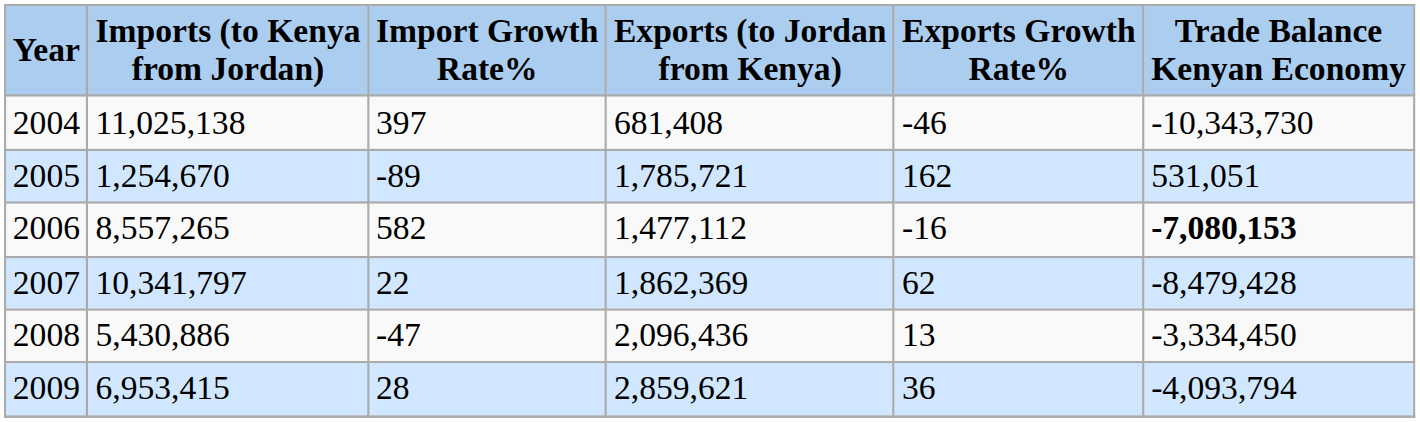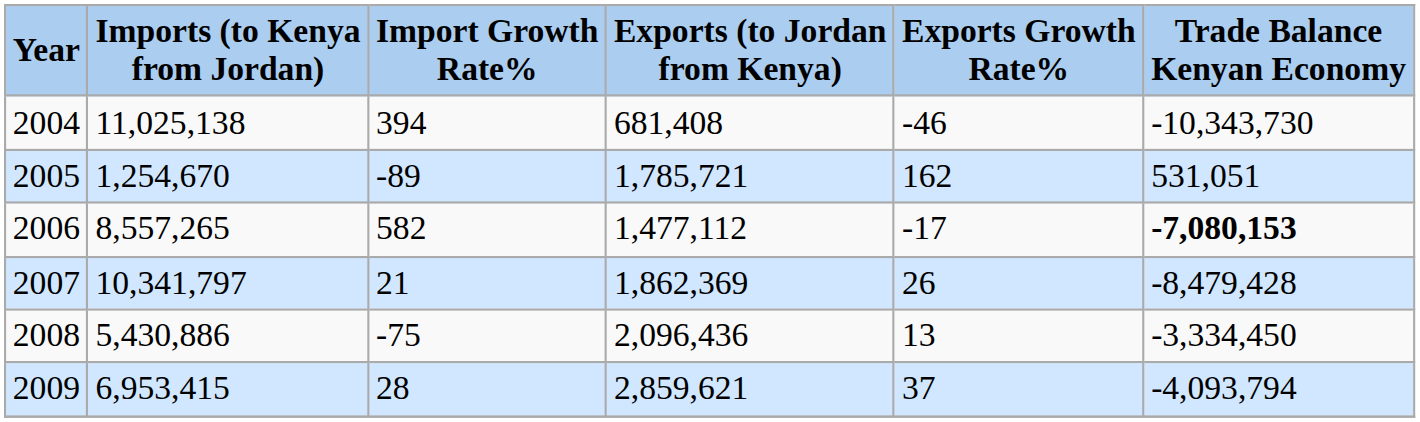(401, 122) 397 -> (401, 122) 394
(924, 228) -16 -> (924, 228) -17
(393, 282) 22 -> (393, 282) 21
(919, 282) 62 -> (919, 282) 26
(398, 335) -47 -> (398, 335) -75
(919, 388) 36 -> (919, 388) 37
